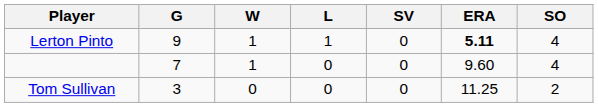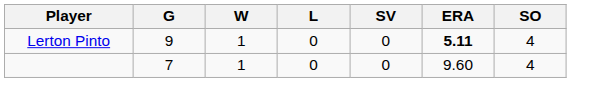(328, 41) 1 -> (314, 41) 0
- row: (72, 89)
